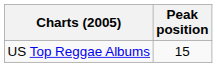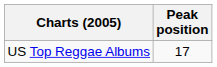(182, 51) 15 -> (182, 51) 17
